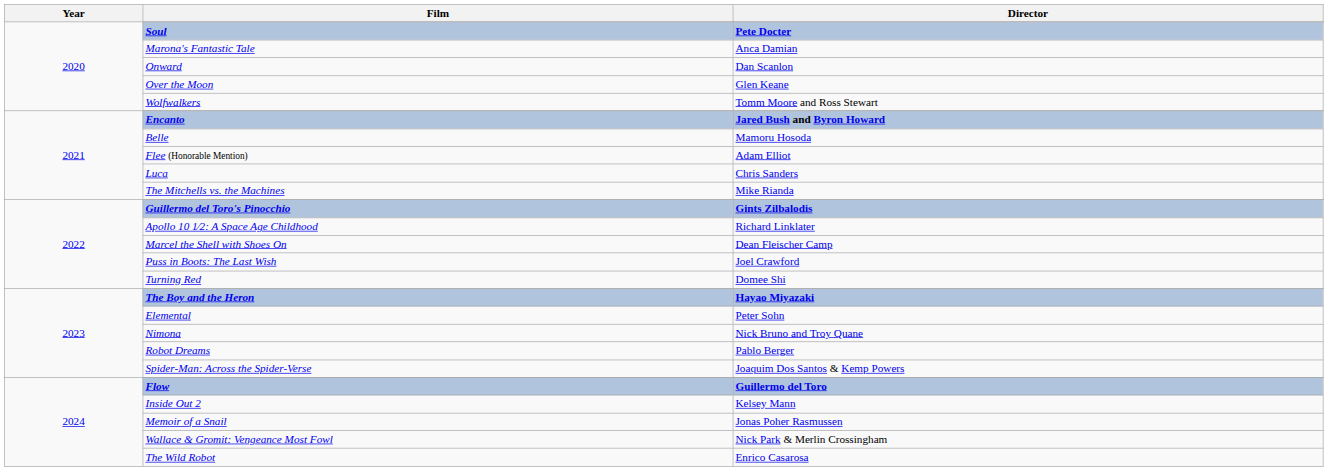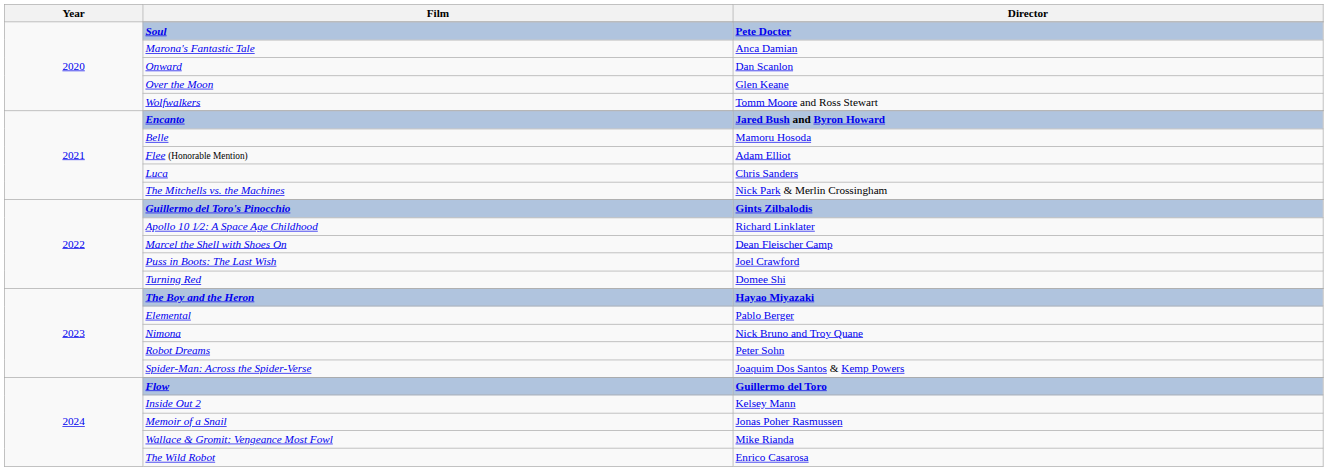(765, 191) Mike Rianda -> (811, 191) Nick Park & Merlin Crossingham
(760, 315) Peter Sohn -> (765, 315) Pablo Berger
(765, 350) Pablo Berger -> (760, 350) Peter Sohn
(811, 439) Nick Park & Merlin Crossingham -> (765, 439) Mike Rianda
